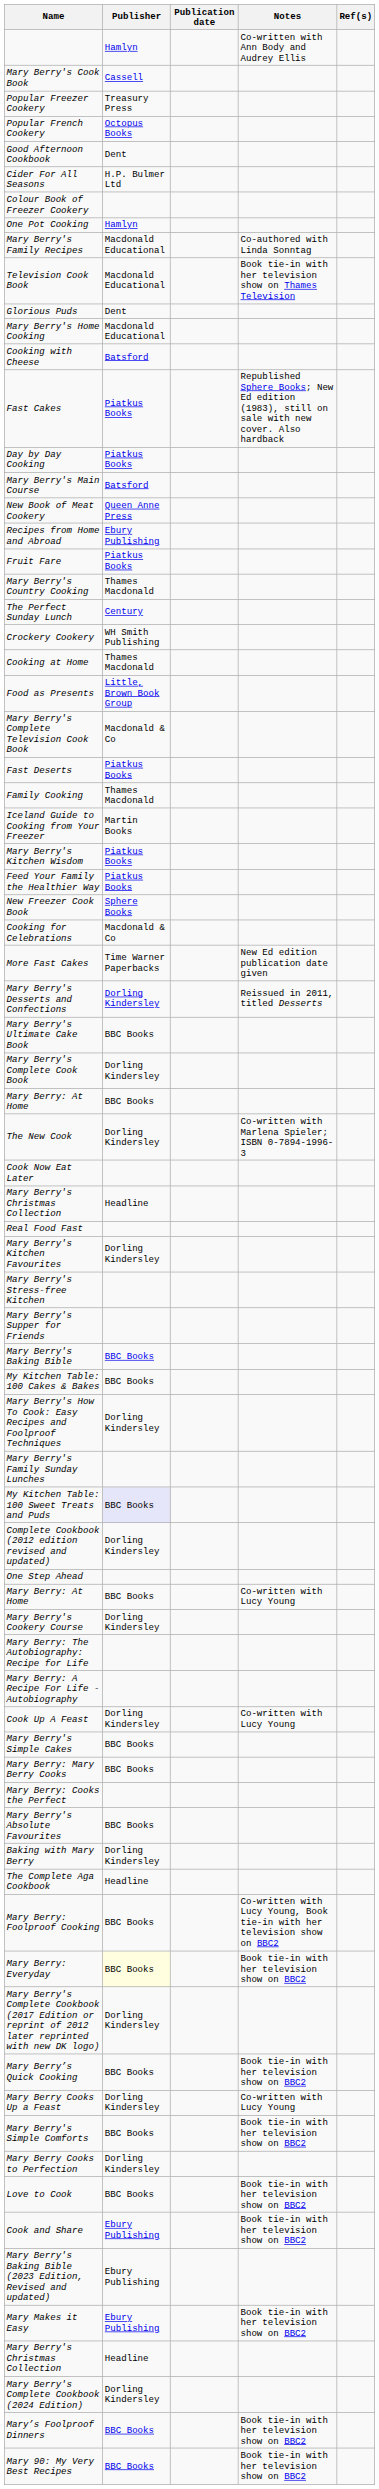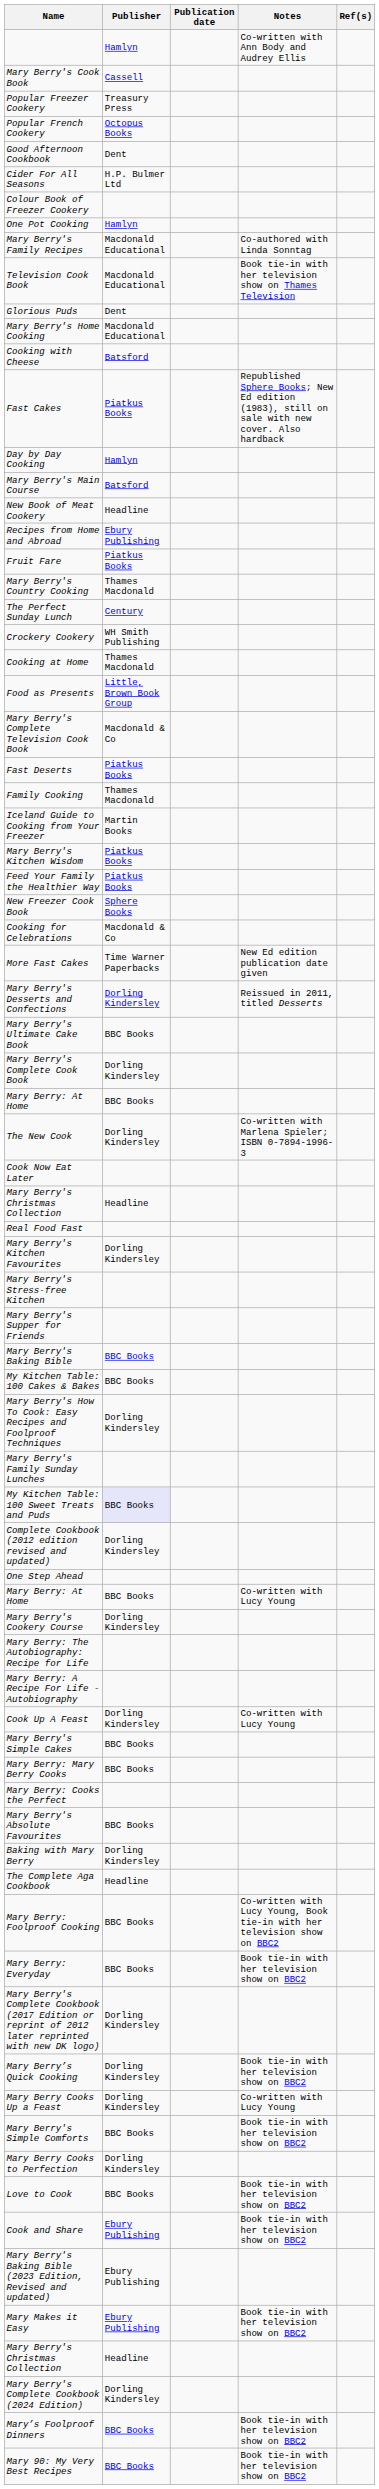(124, 460) Piatkus Books -> (121, 460) Hamlyn
(132, 511) Queen Anne Press -> (127, 511) Headline
(129, 1969) lightyellow background -> (129, 1969) no background
(129, 2072) BBC Books -> (132, 2072) Dorling Kindersley
